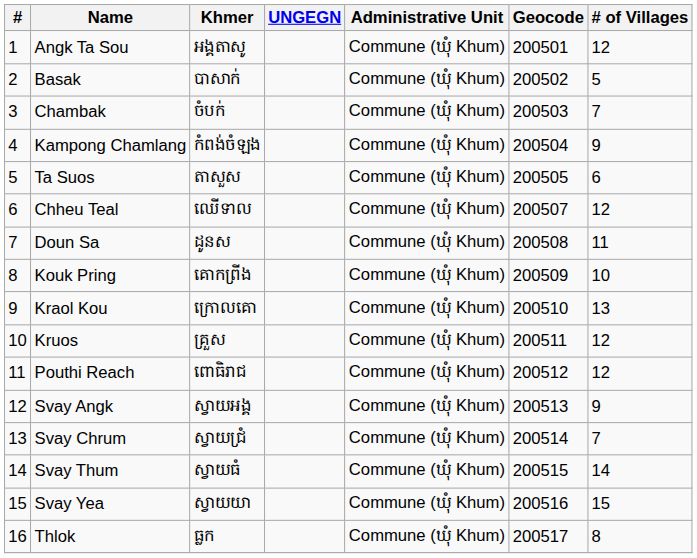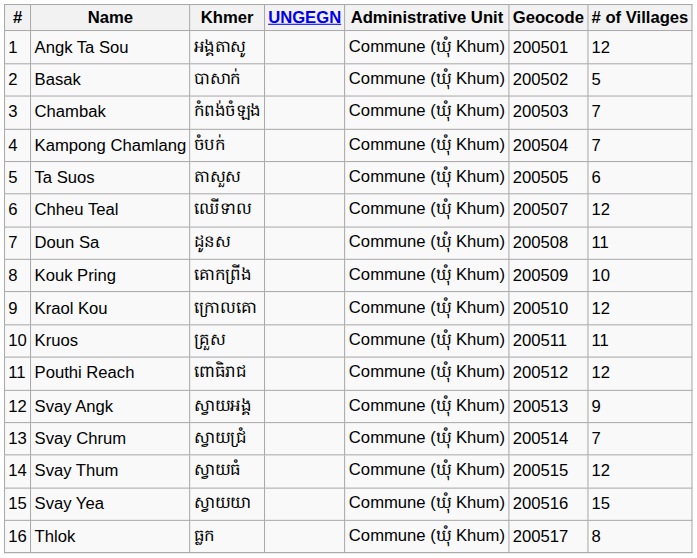(210, 111) ចំបក់ -> (227, 111) កំពង់ចំឡង
(227, 144) កំពង់ចំឡង -> (210, 144) ចំបក់
(596, 145) 9 -> (596, 145) 7
(601, 308) 13 -> (601, 308) 12
(601, 340) 12 -> (600, 340) 11
(601, 471) 14 -> (601, 471) 12
